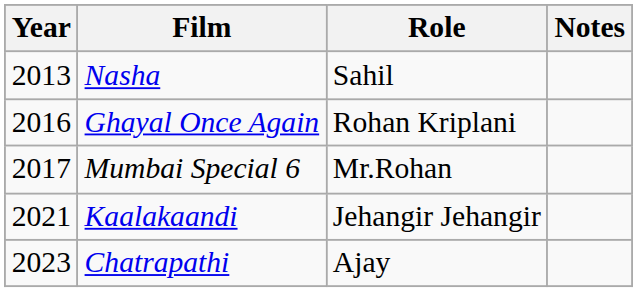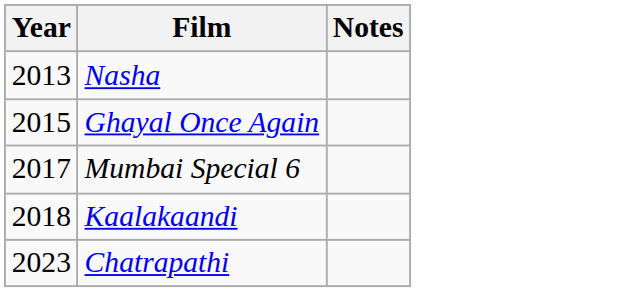- column: (437, 27)
(41, 121) 2016 -> (41, 121) 2015
(41, 215) 2021 -> (41, 215) 2018
